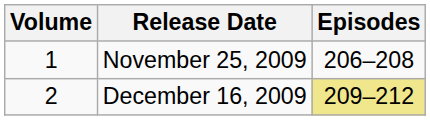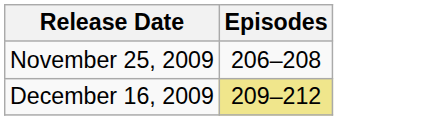- column: (51, 22)
